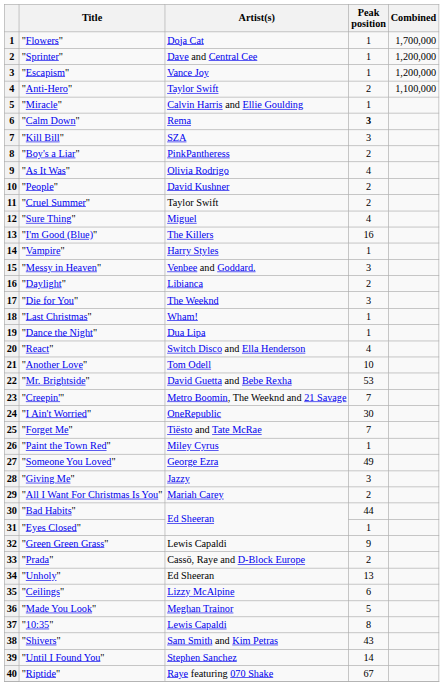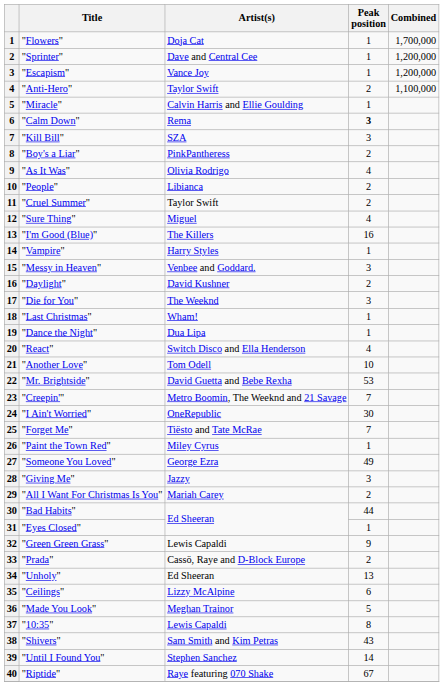(198, 186) David Kushner -> (185, 186) Libianca
(185, 283) Libianca -> (198, 283) David Kushner
